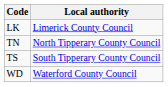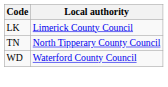- row: (12, 58)
